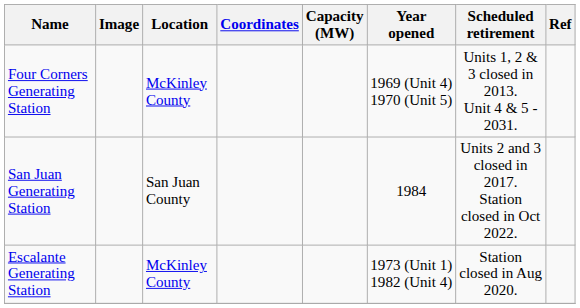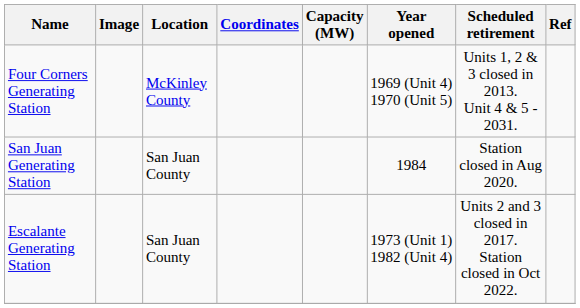(501, 191) Units 2 and 3 closed in 2017. Station closed in Oct 2022. -> (501, 165) Station closed in Aug 2020.
(176, 274) McKinley County -> (173, 248) San Juan County
(501, 274) Station closed in Aug 2020. -> (501, 248) Units 2 and 3 closed in 2017. Station closed in Oct 2022.
